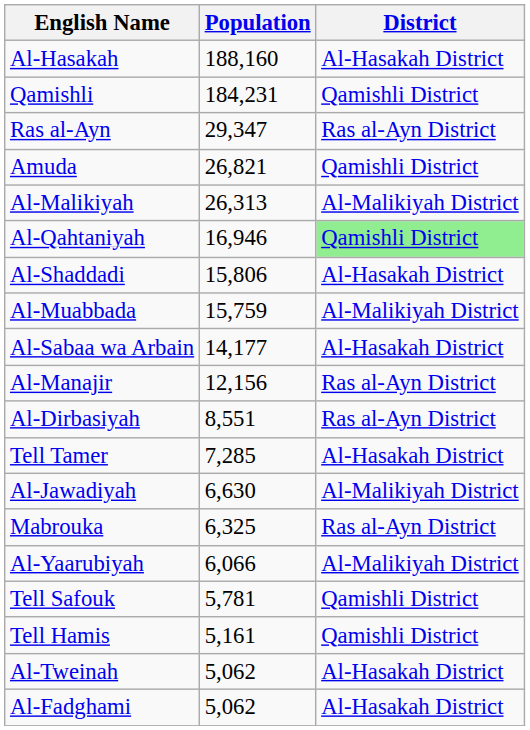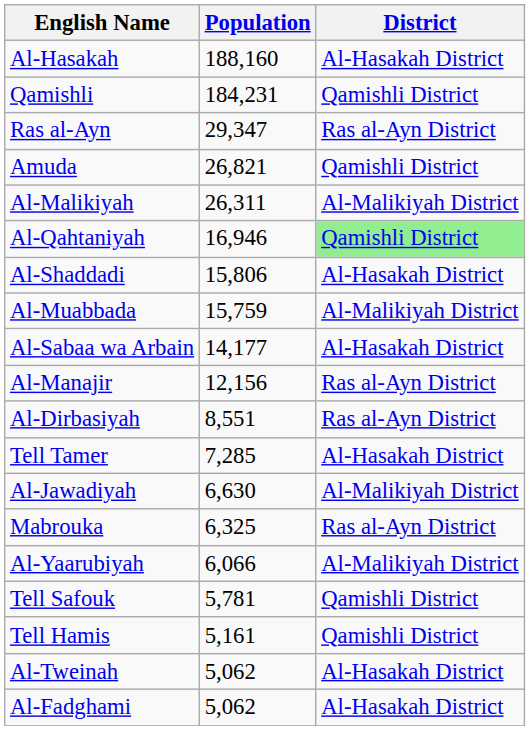(236, 202) 26,313 -> (235, 202) 26,311
